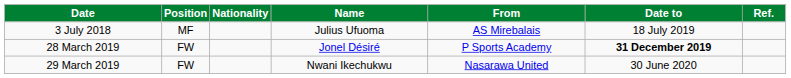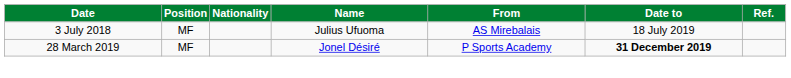(186, 48) FW -> (186, 48) MF
- row: (83, 65)
